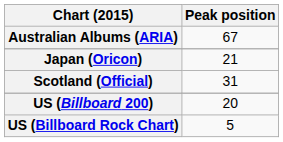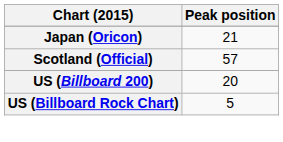- row: (93, 37)
(230, 81) 31 -> (230, 59) 57
